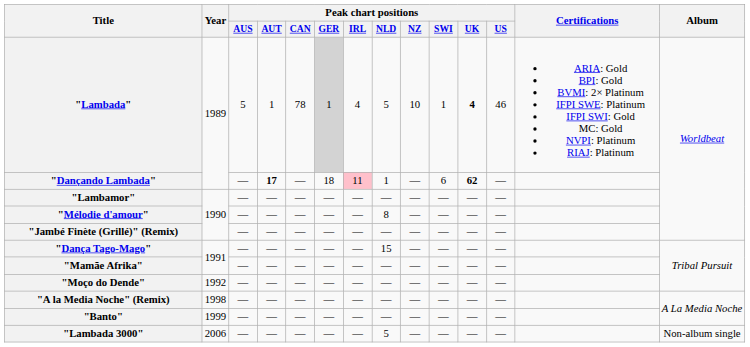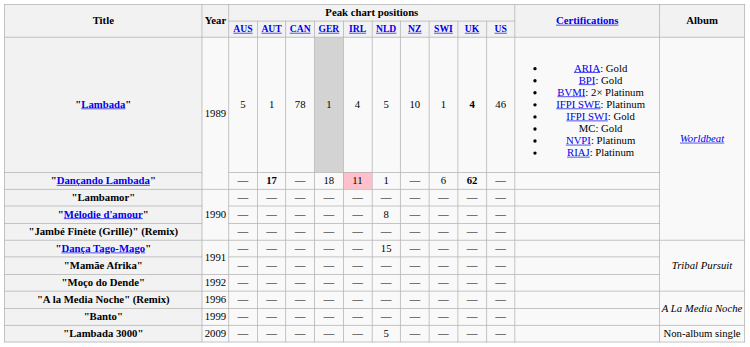(215, 299) 1998 -> (215, 299) 1996
(215, 333) 2006 -> (215, 333) 2009
